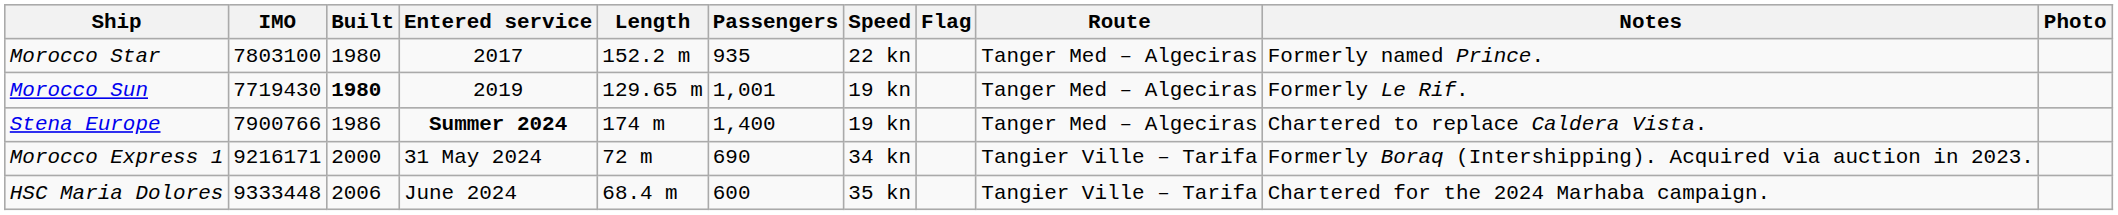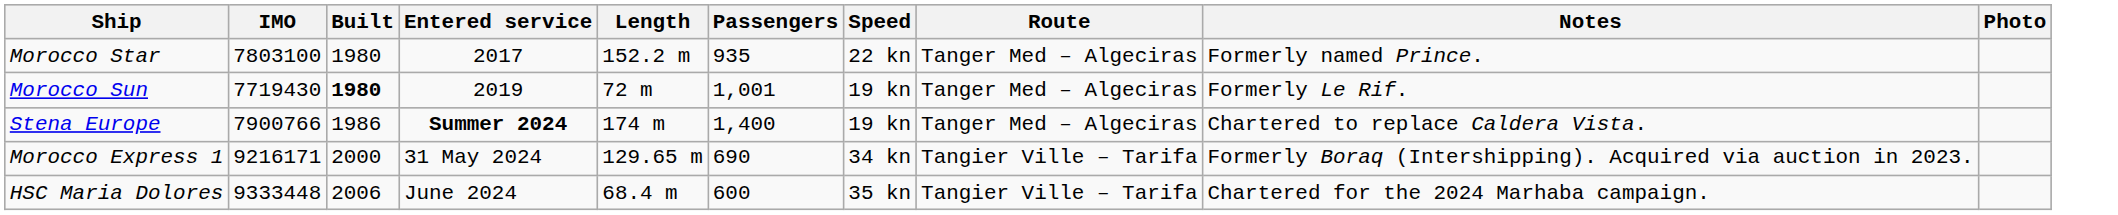- column: (946, 22)
(653, 90) 129.65 m -> (627, 90) 72 m
(627, 158) 72 m -> (653, 158) 129.65 m
